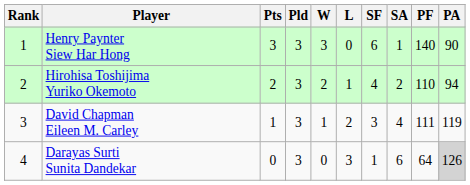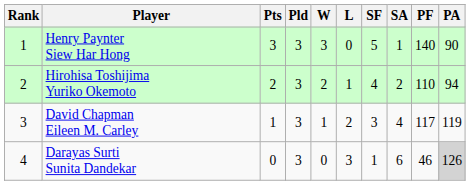(374, 46) 6 -> (374, 46) 5
(425, 122) 111 -> (425, 122) 117
(425, 161) 64 -> (425, 161) 46
